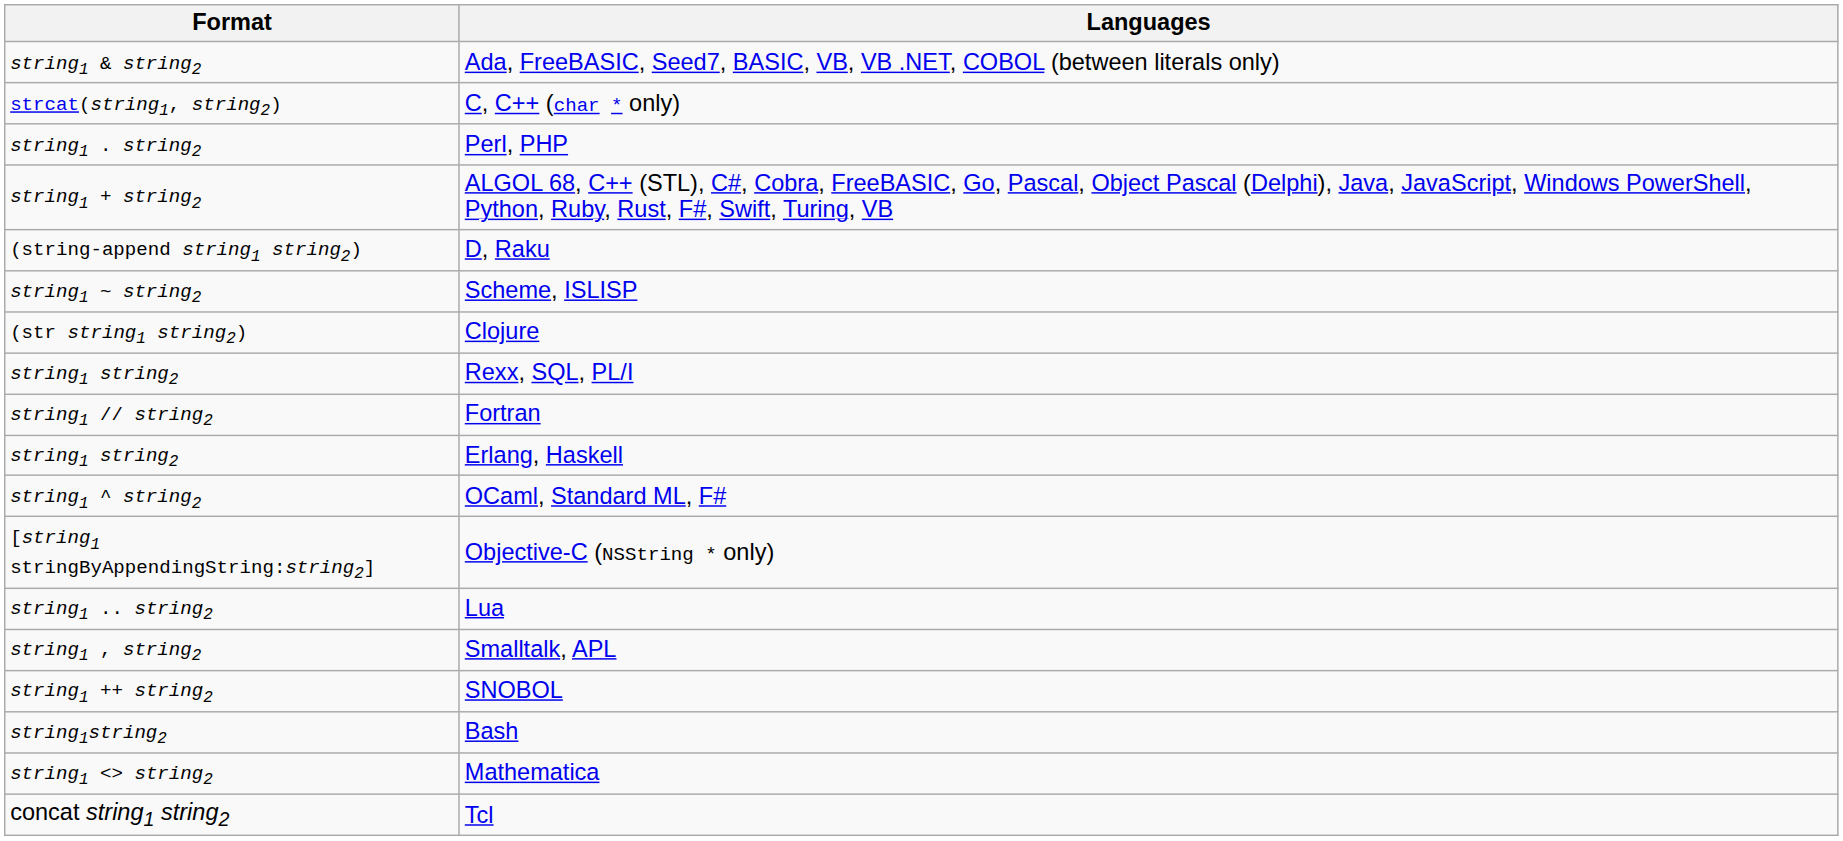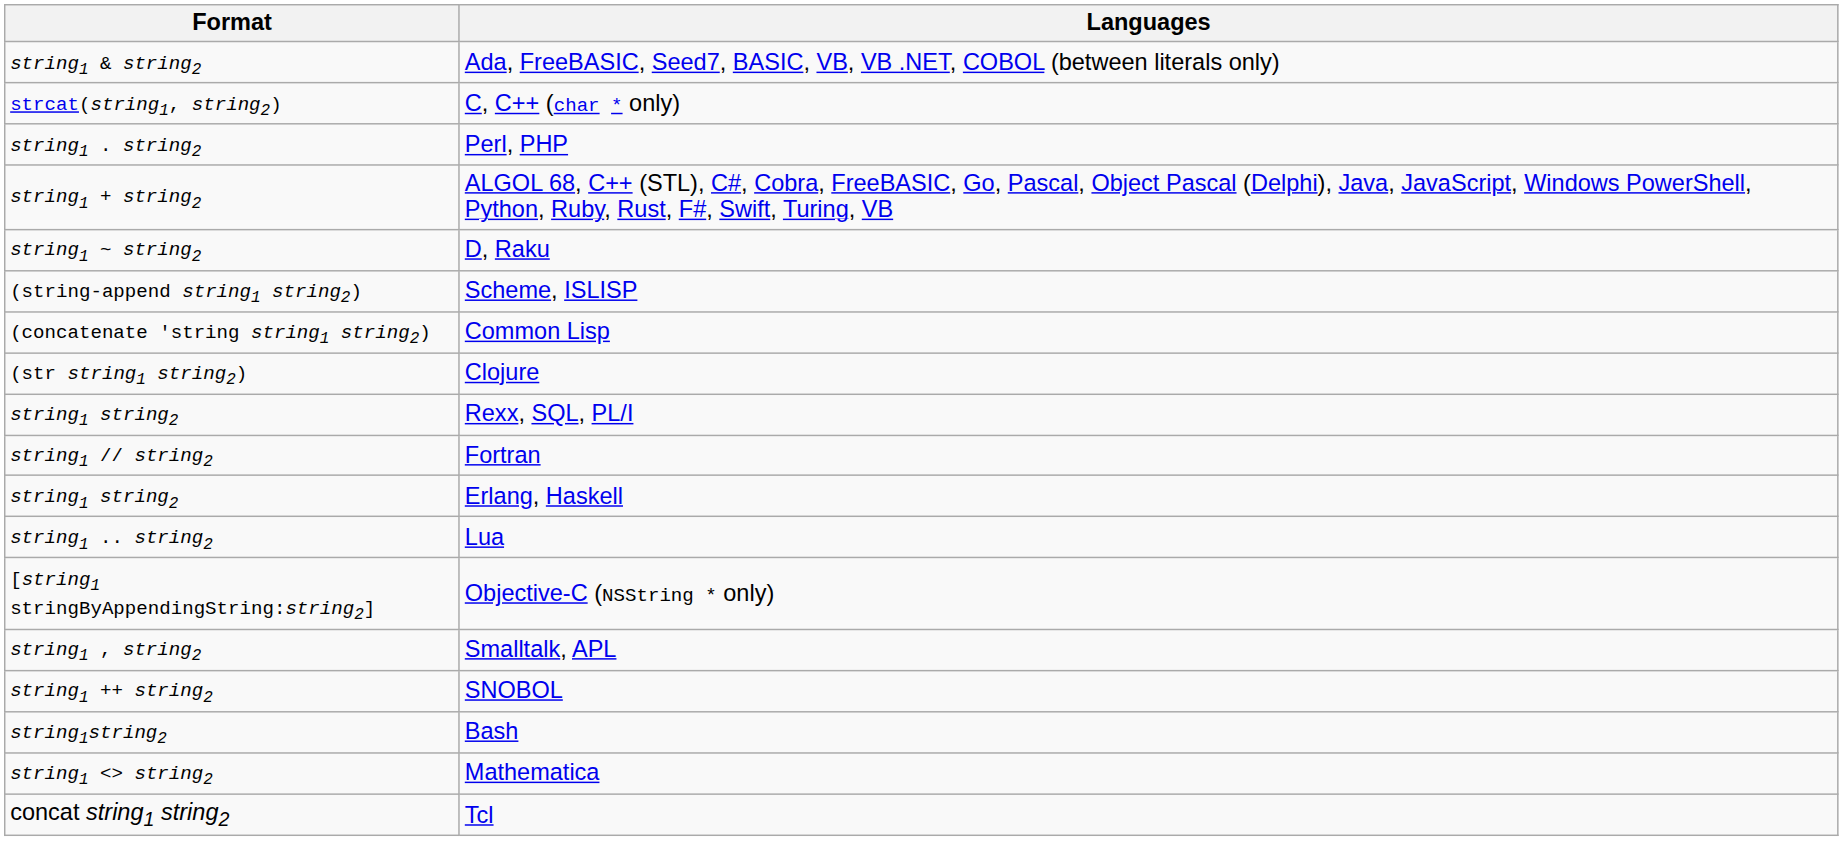(186, 252) (string-append string1 string2) -> (106, 252) string1 ~ string2
(106, 293) string1 ~ string2 -> (186, 293) (string-append string1 string2)
+ row: (537, 331)
- row: (596, 496)
rows swapped: (620, 553) <-> (484, 608)
